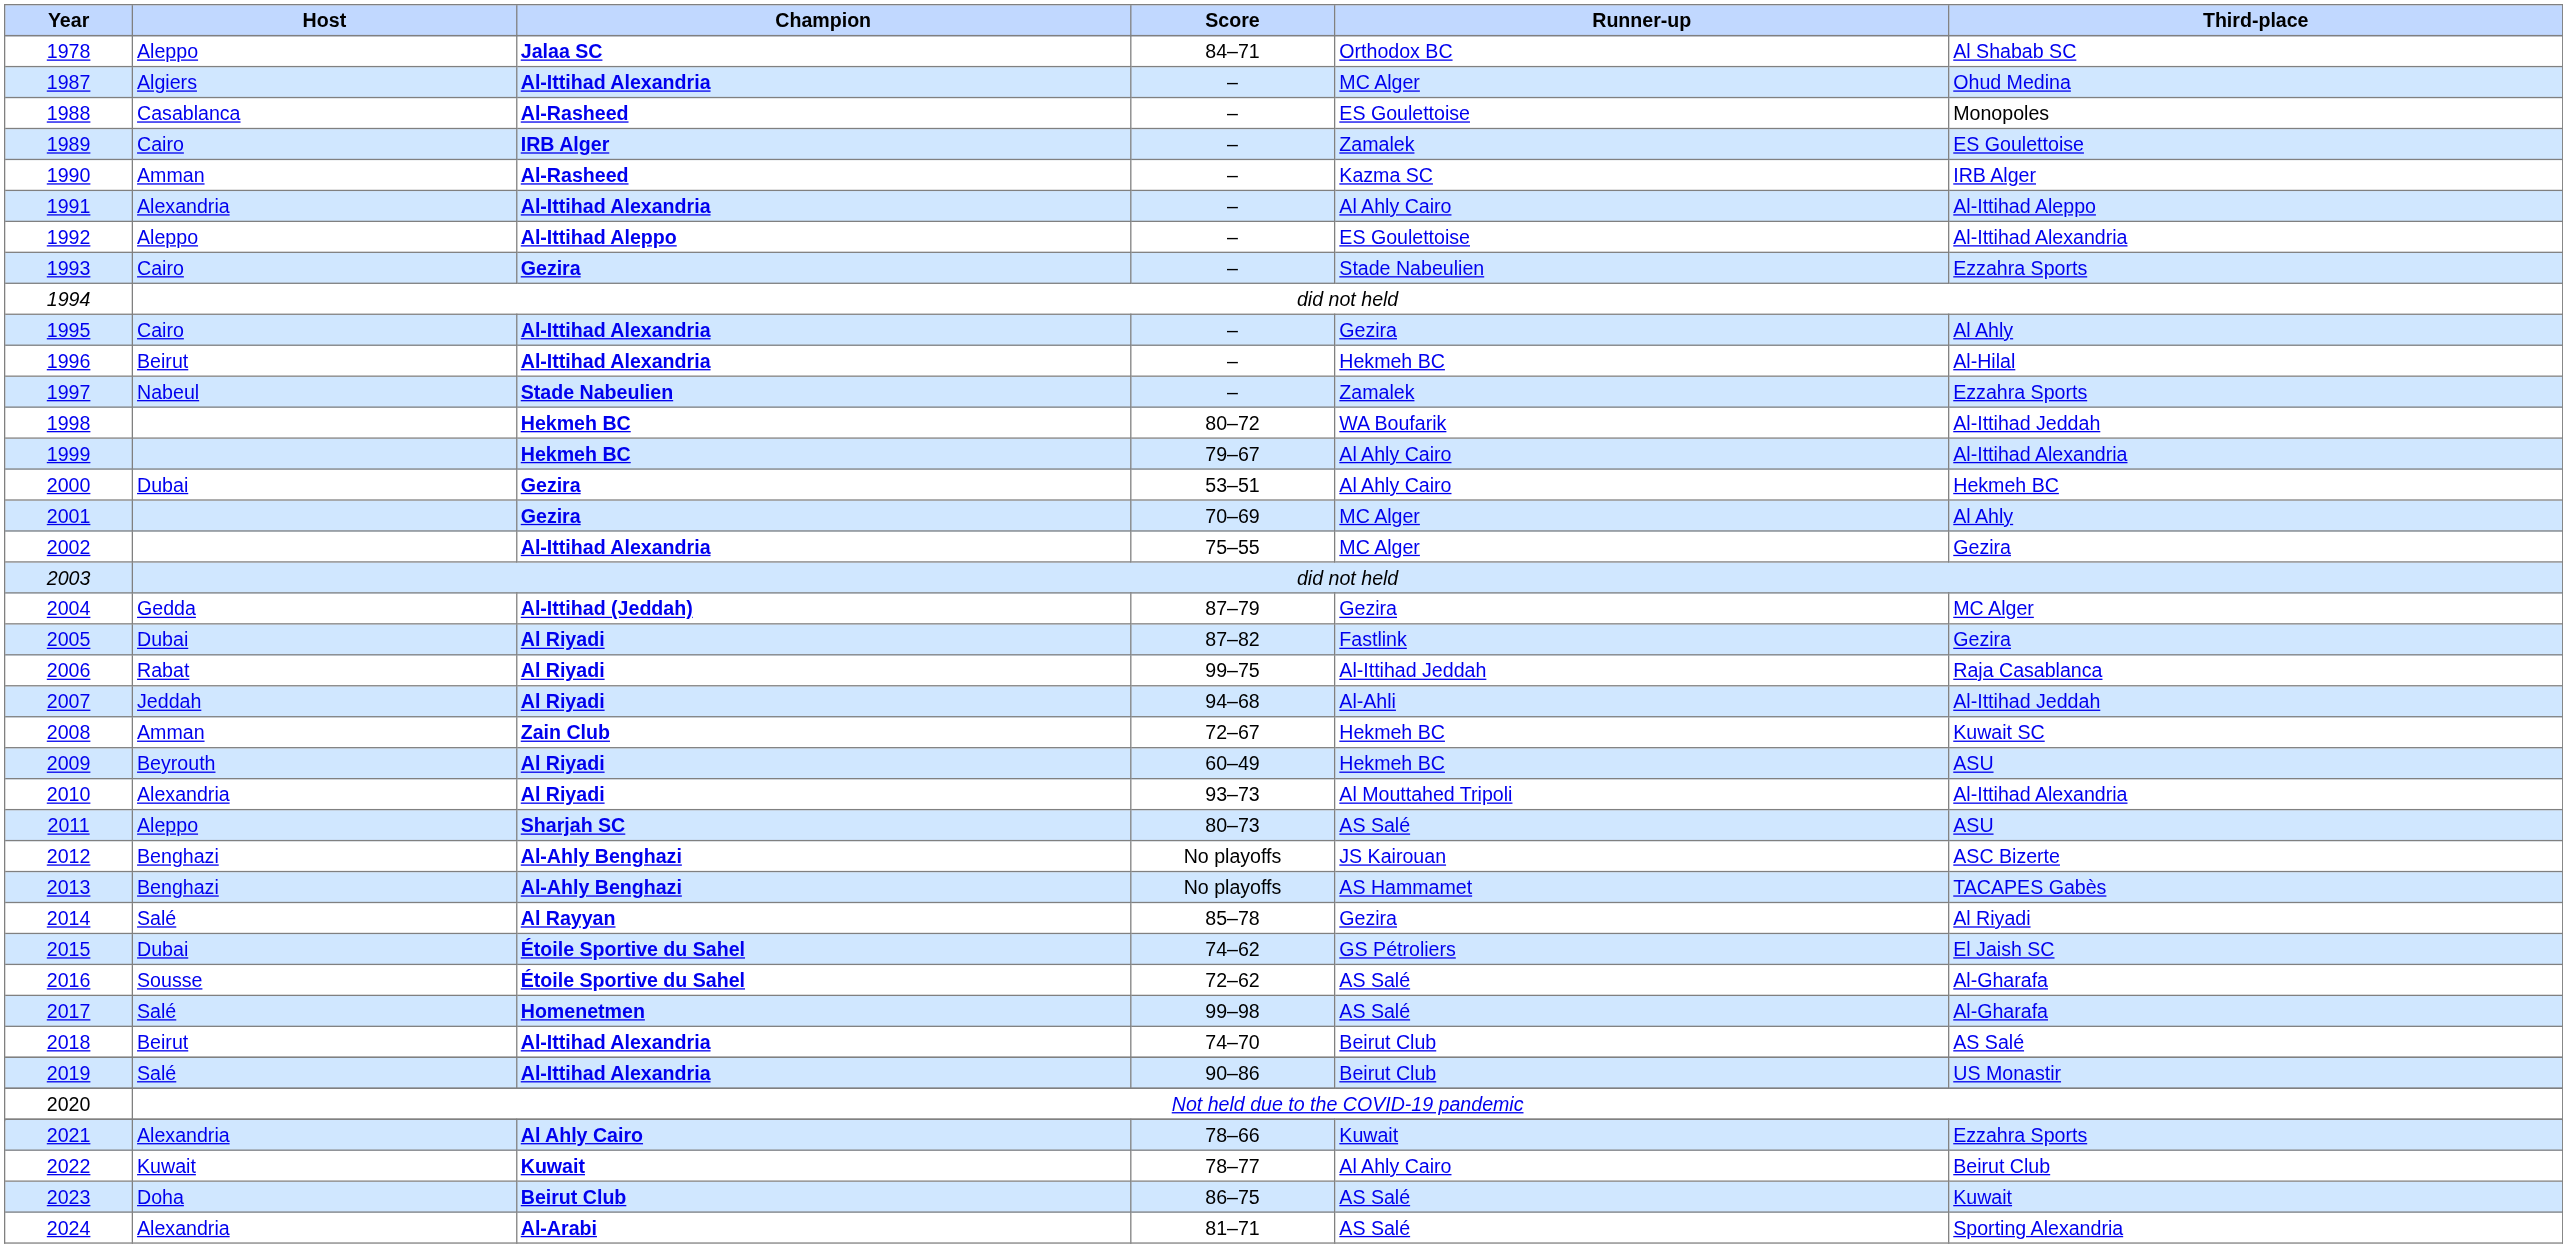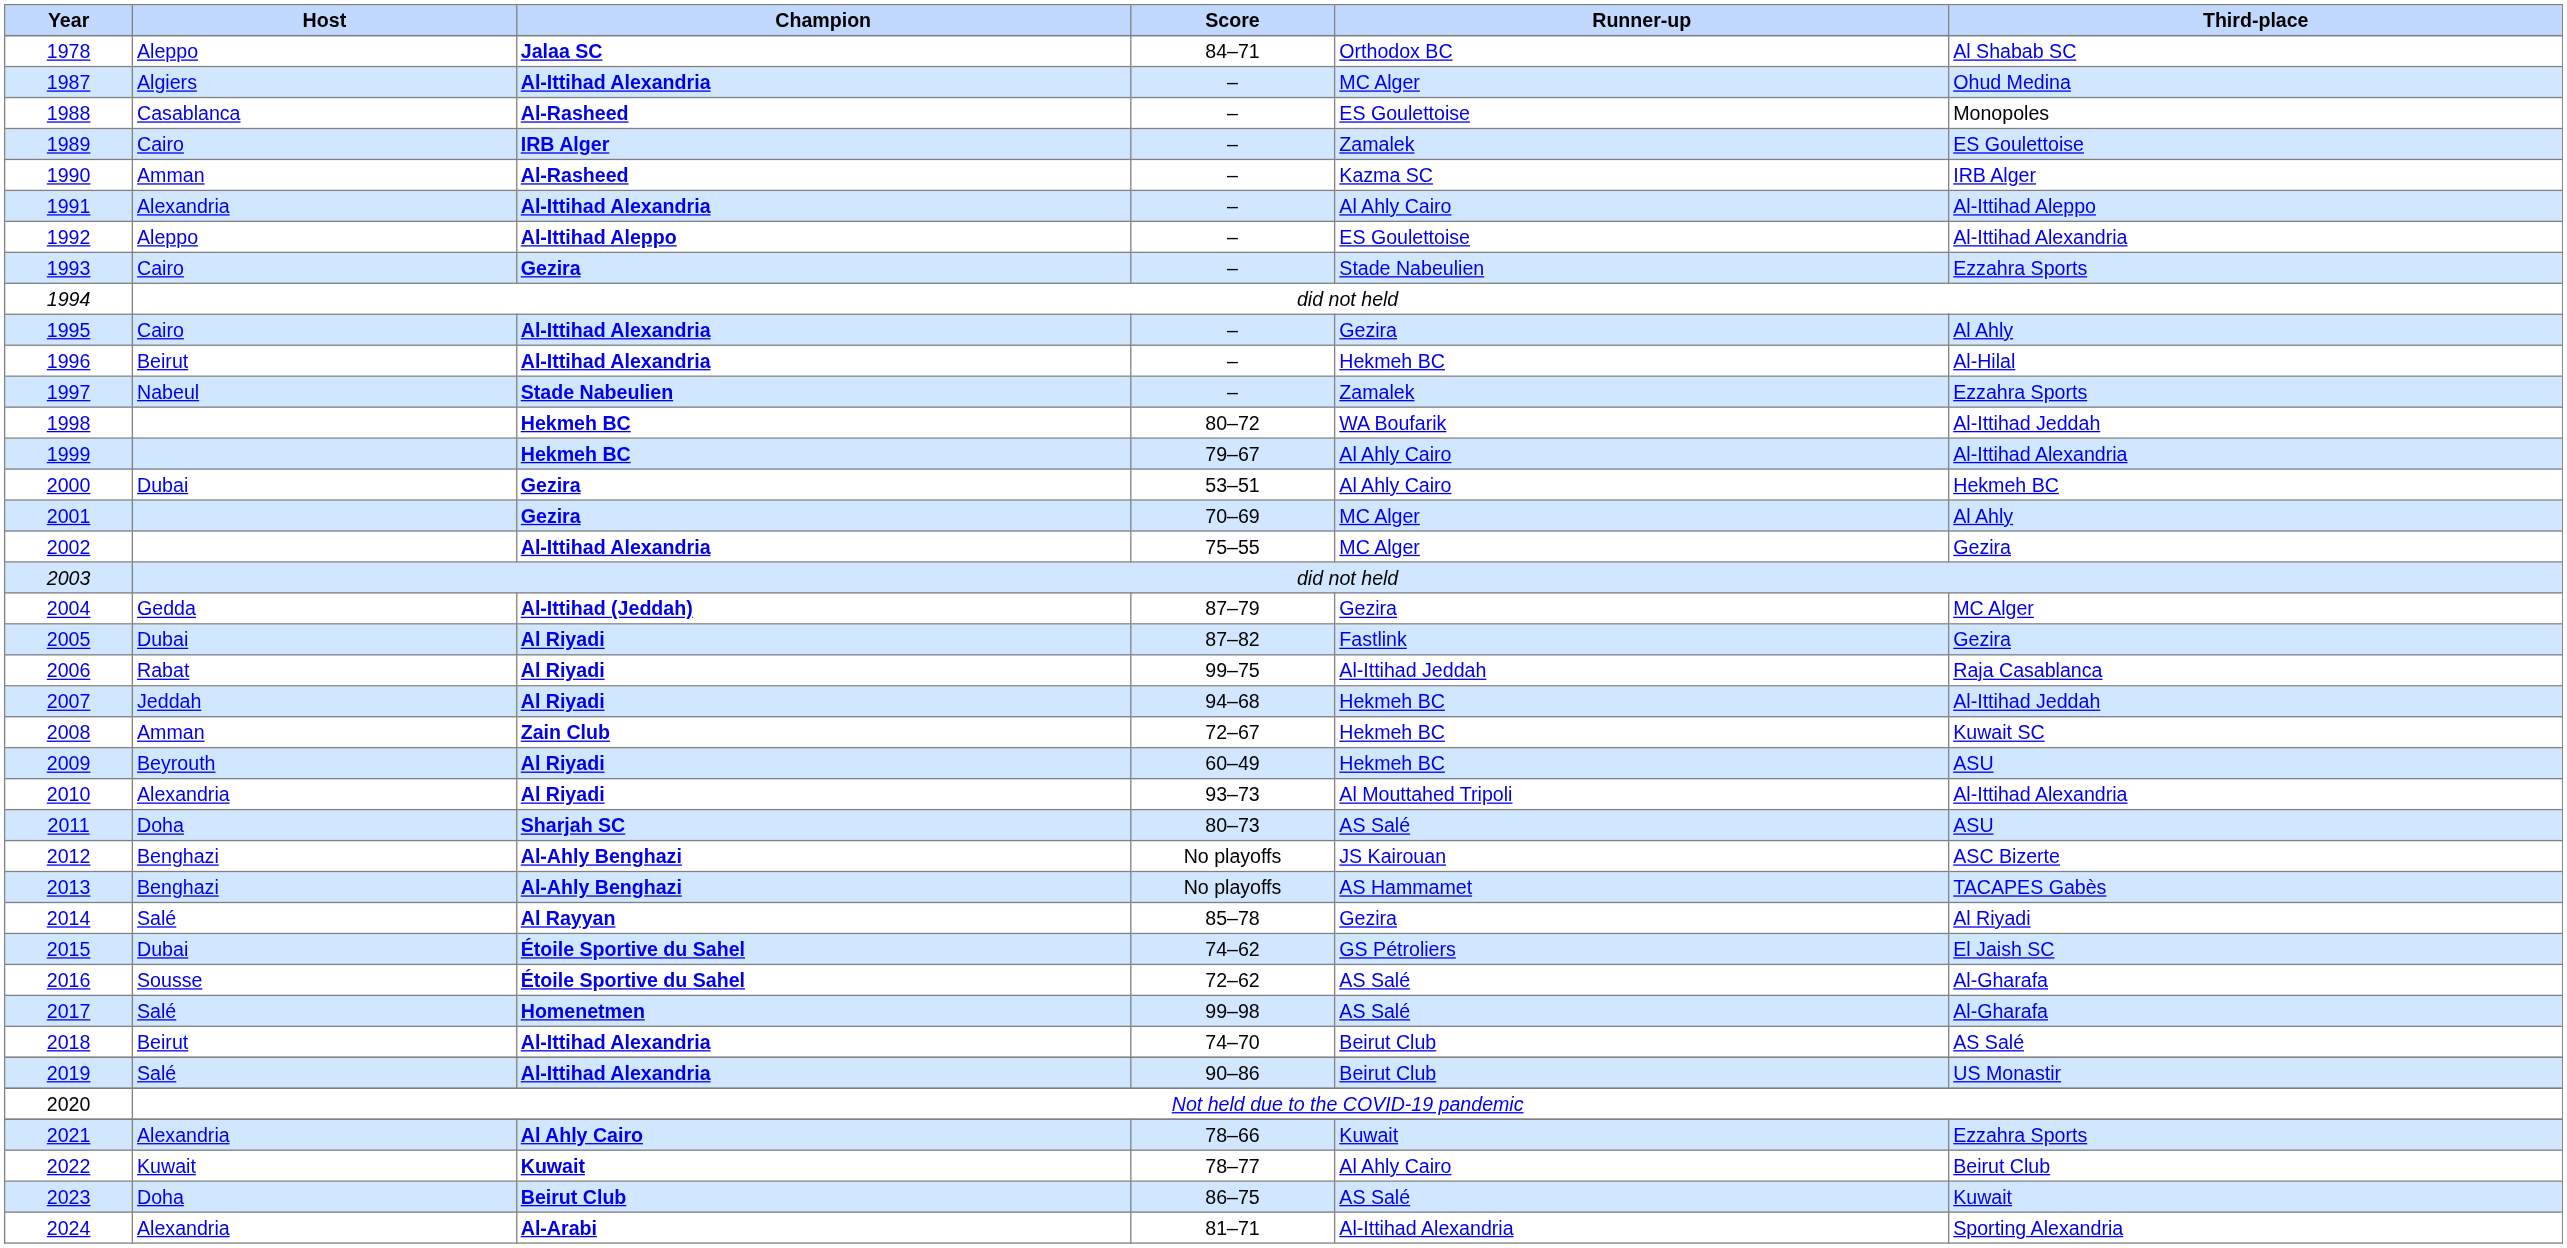(1368, 701) Al-Ahli -> (1392, 701) Hekmeh BC
(168, 825) Aleppo -> (160, 825) Doha
(1375, 1228) AS Salé -> (1426, 1228) Al-Ittihad Alexandria
